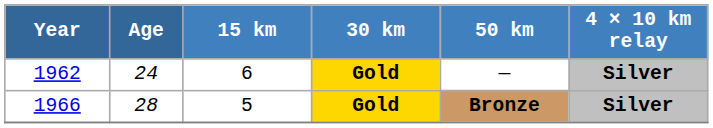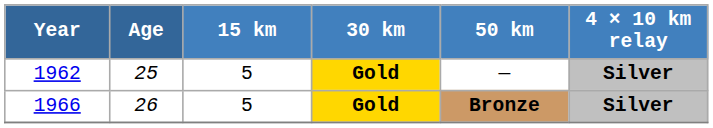(146, 75) 24 -> (146, 75) 25
(247, 75) 6 -> (247, 75) 5
(146, 107) 28 -> (146, 107) 26
